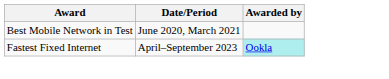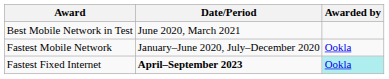+ row: (59, 47)
(188, 47) normal -> (190, 64) bold
